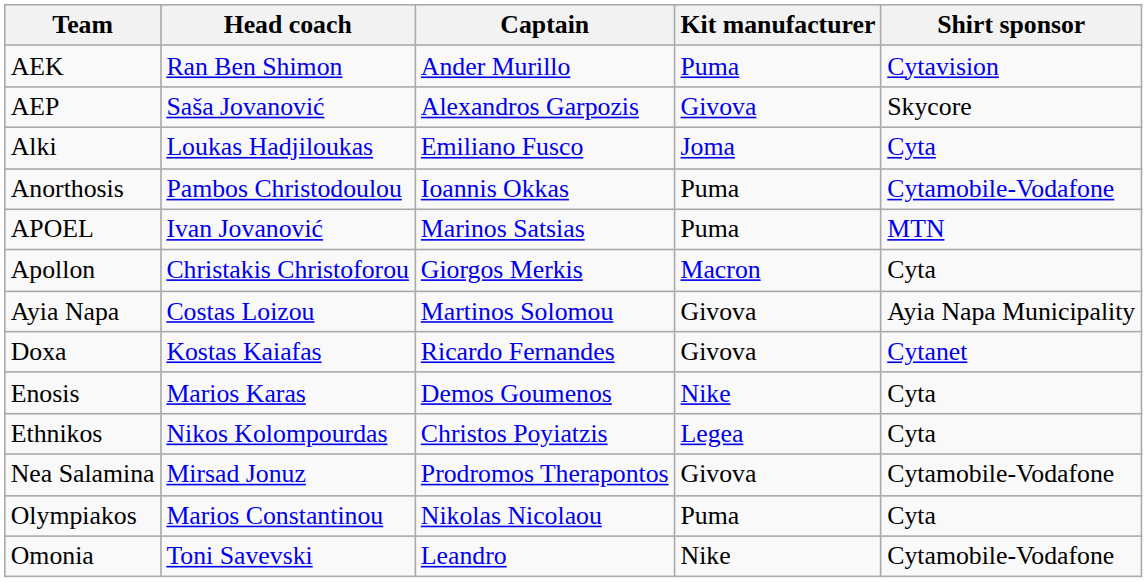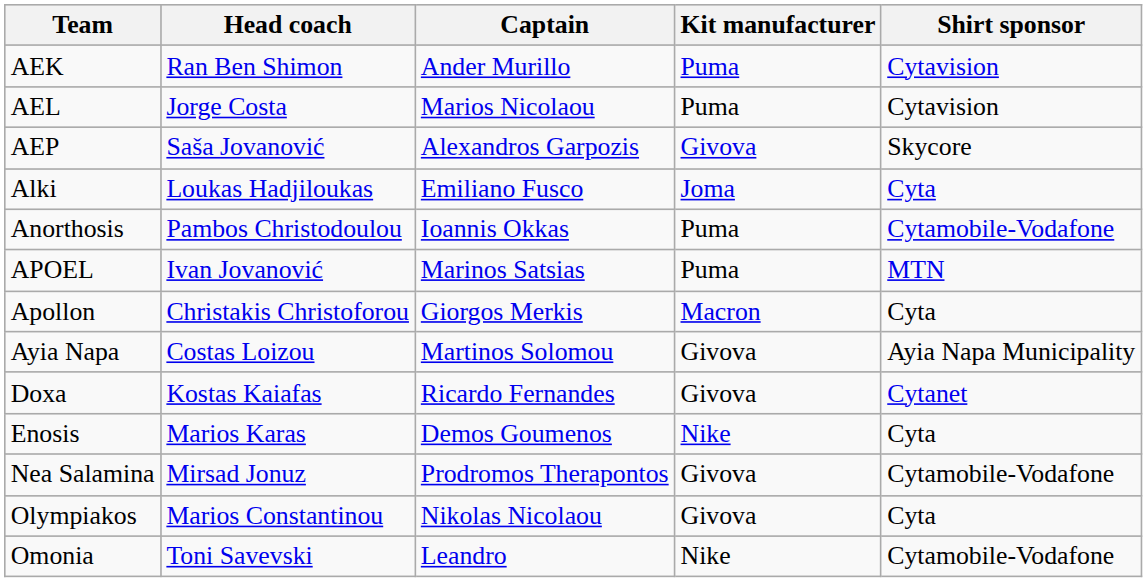+ row: (36, 106)
- row: (57, 433)
(710, 515) Puma -> (718, 515) Givova
